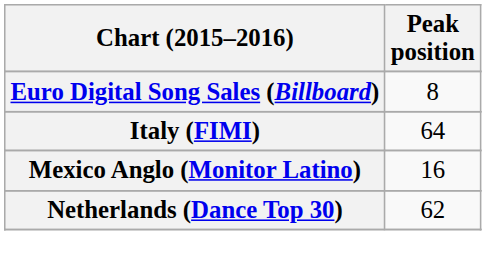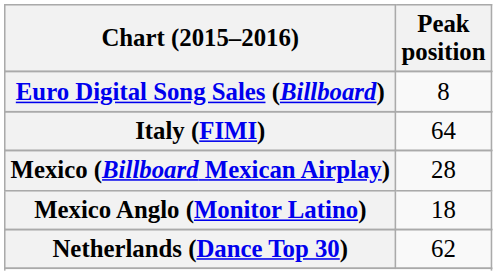+ row: (200, 170)
(433, 170) 16 -> (443, 209) 18
